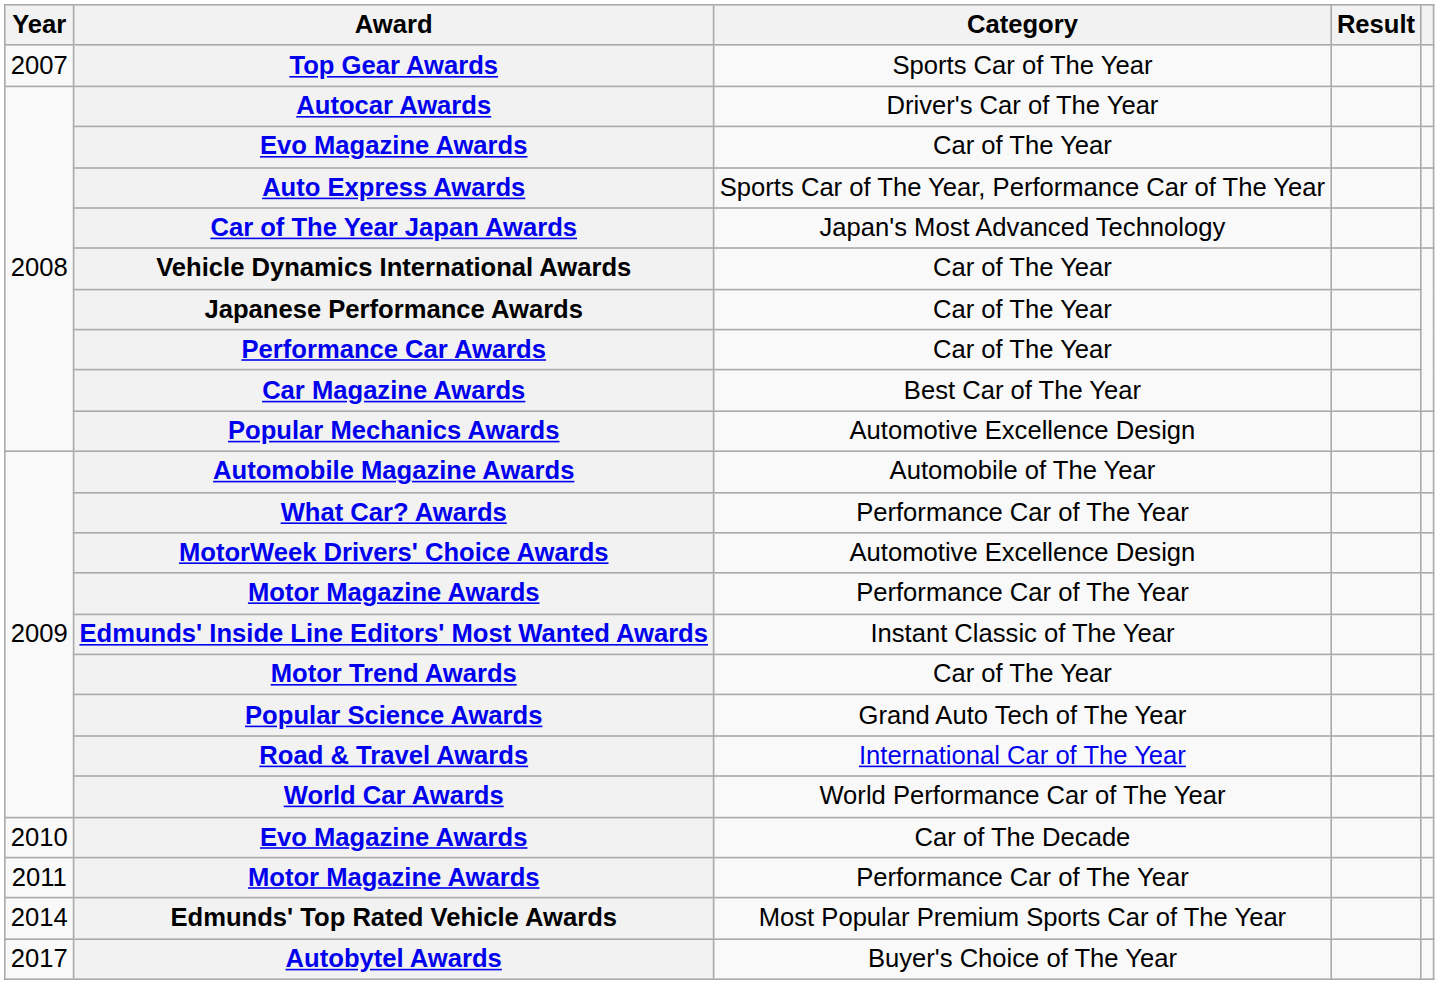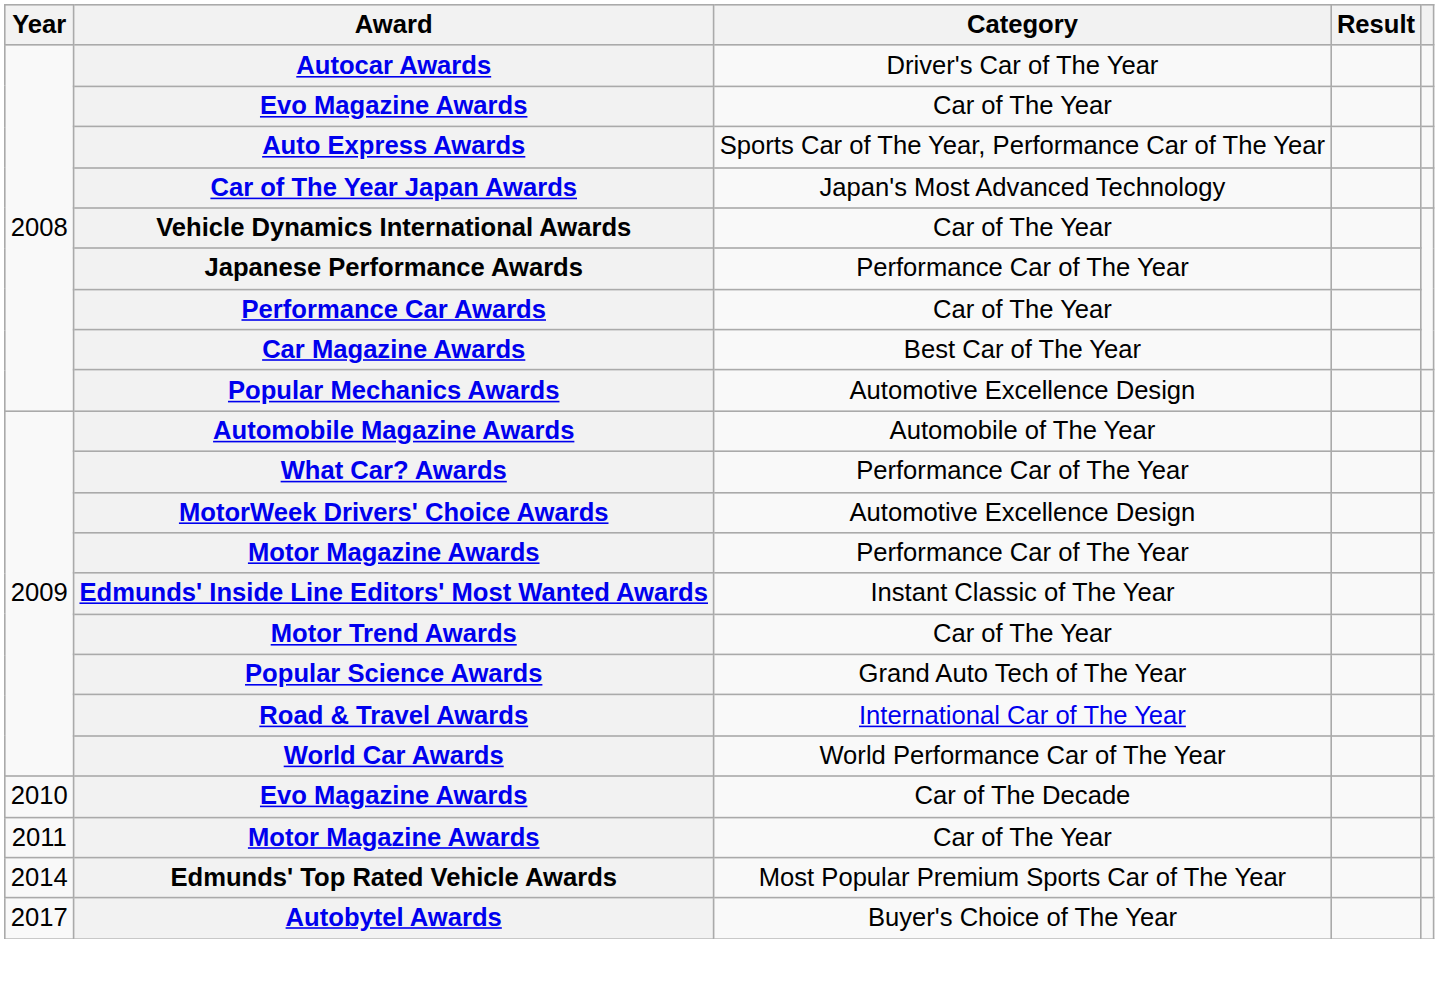- row: (39, 65)
(1022, 308) Car of The Year -> (1022, 268) Performance Car of The Year
(1022, 877) Performance Car of The Year -> (1022, 836) Car of The Year
